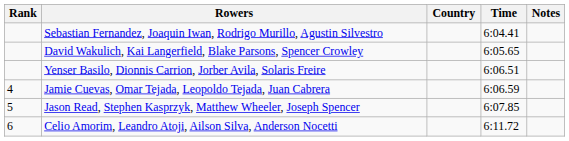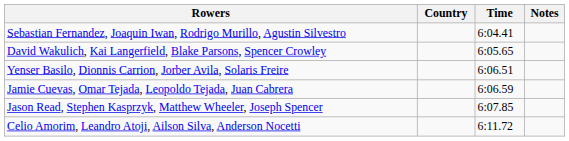- column: (23, 13)
